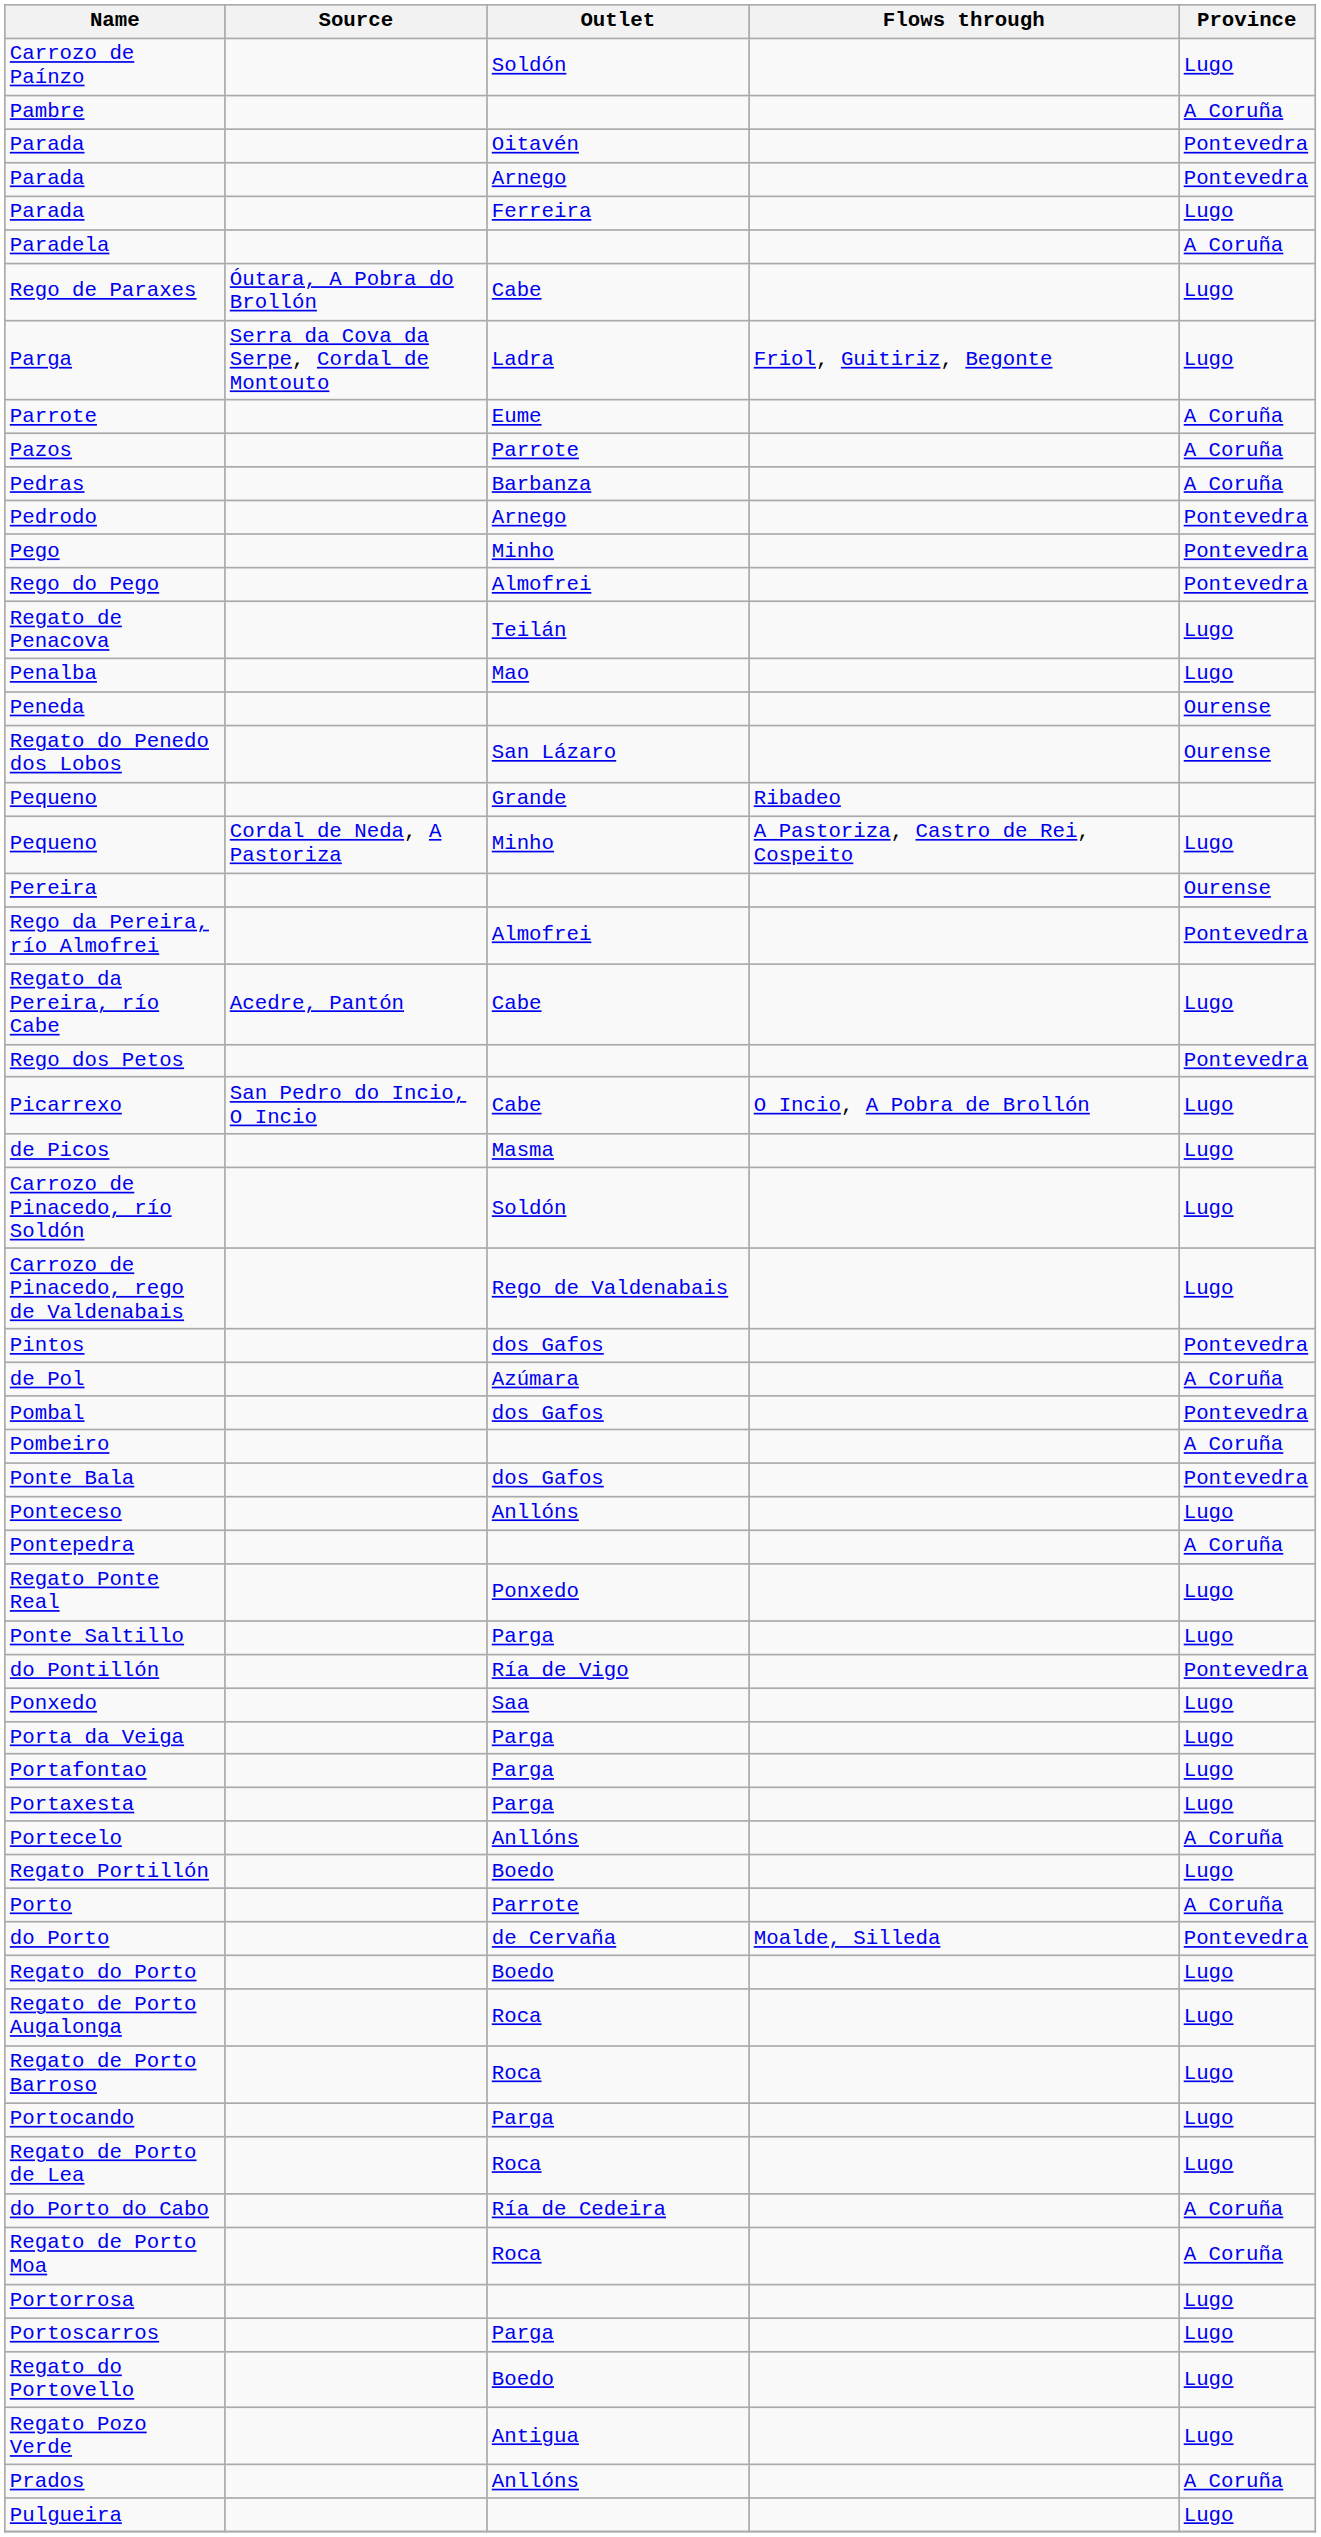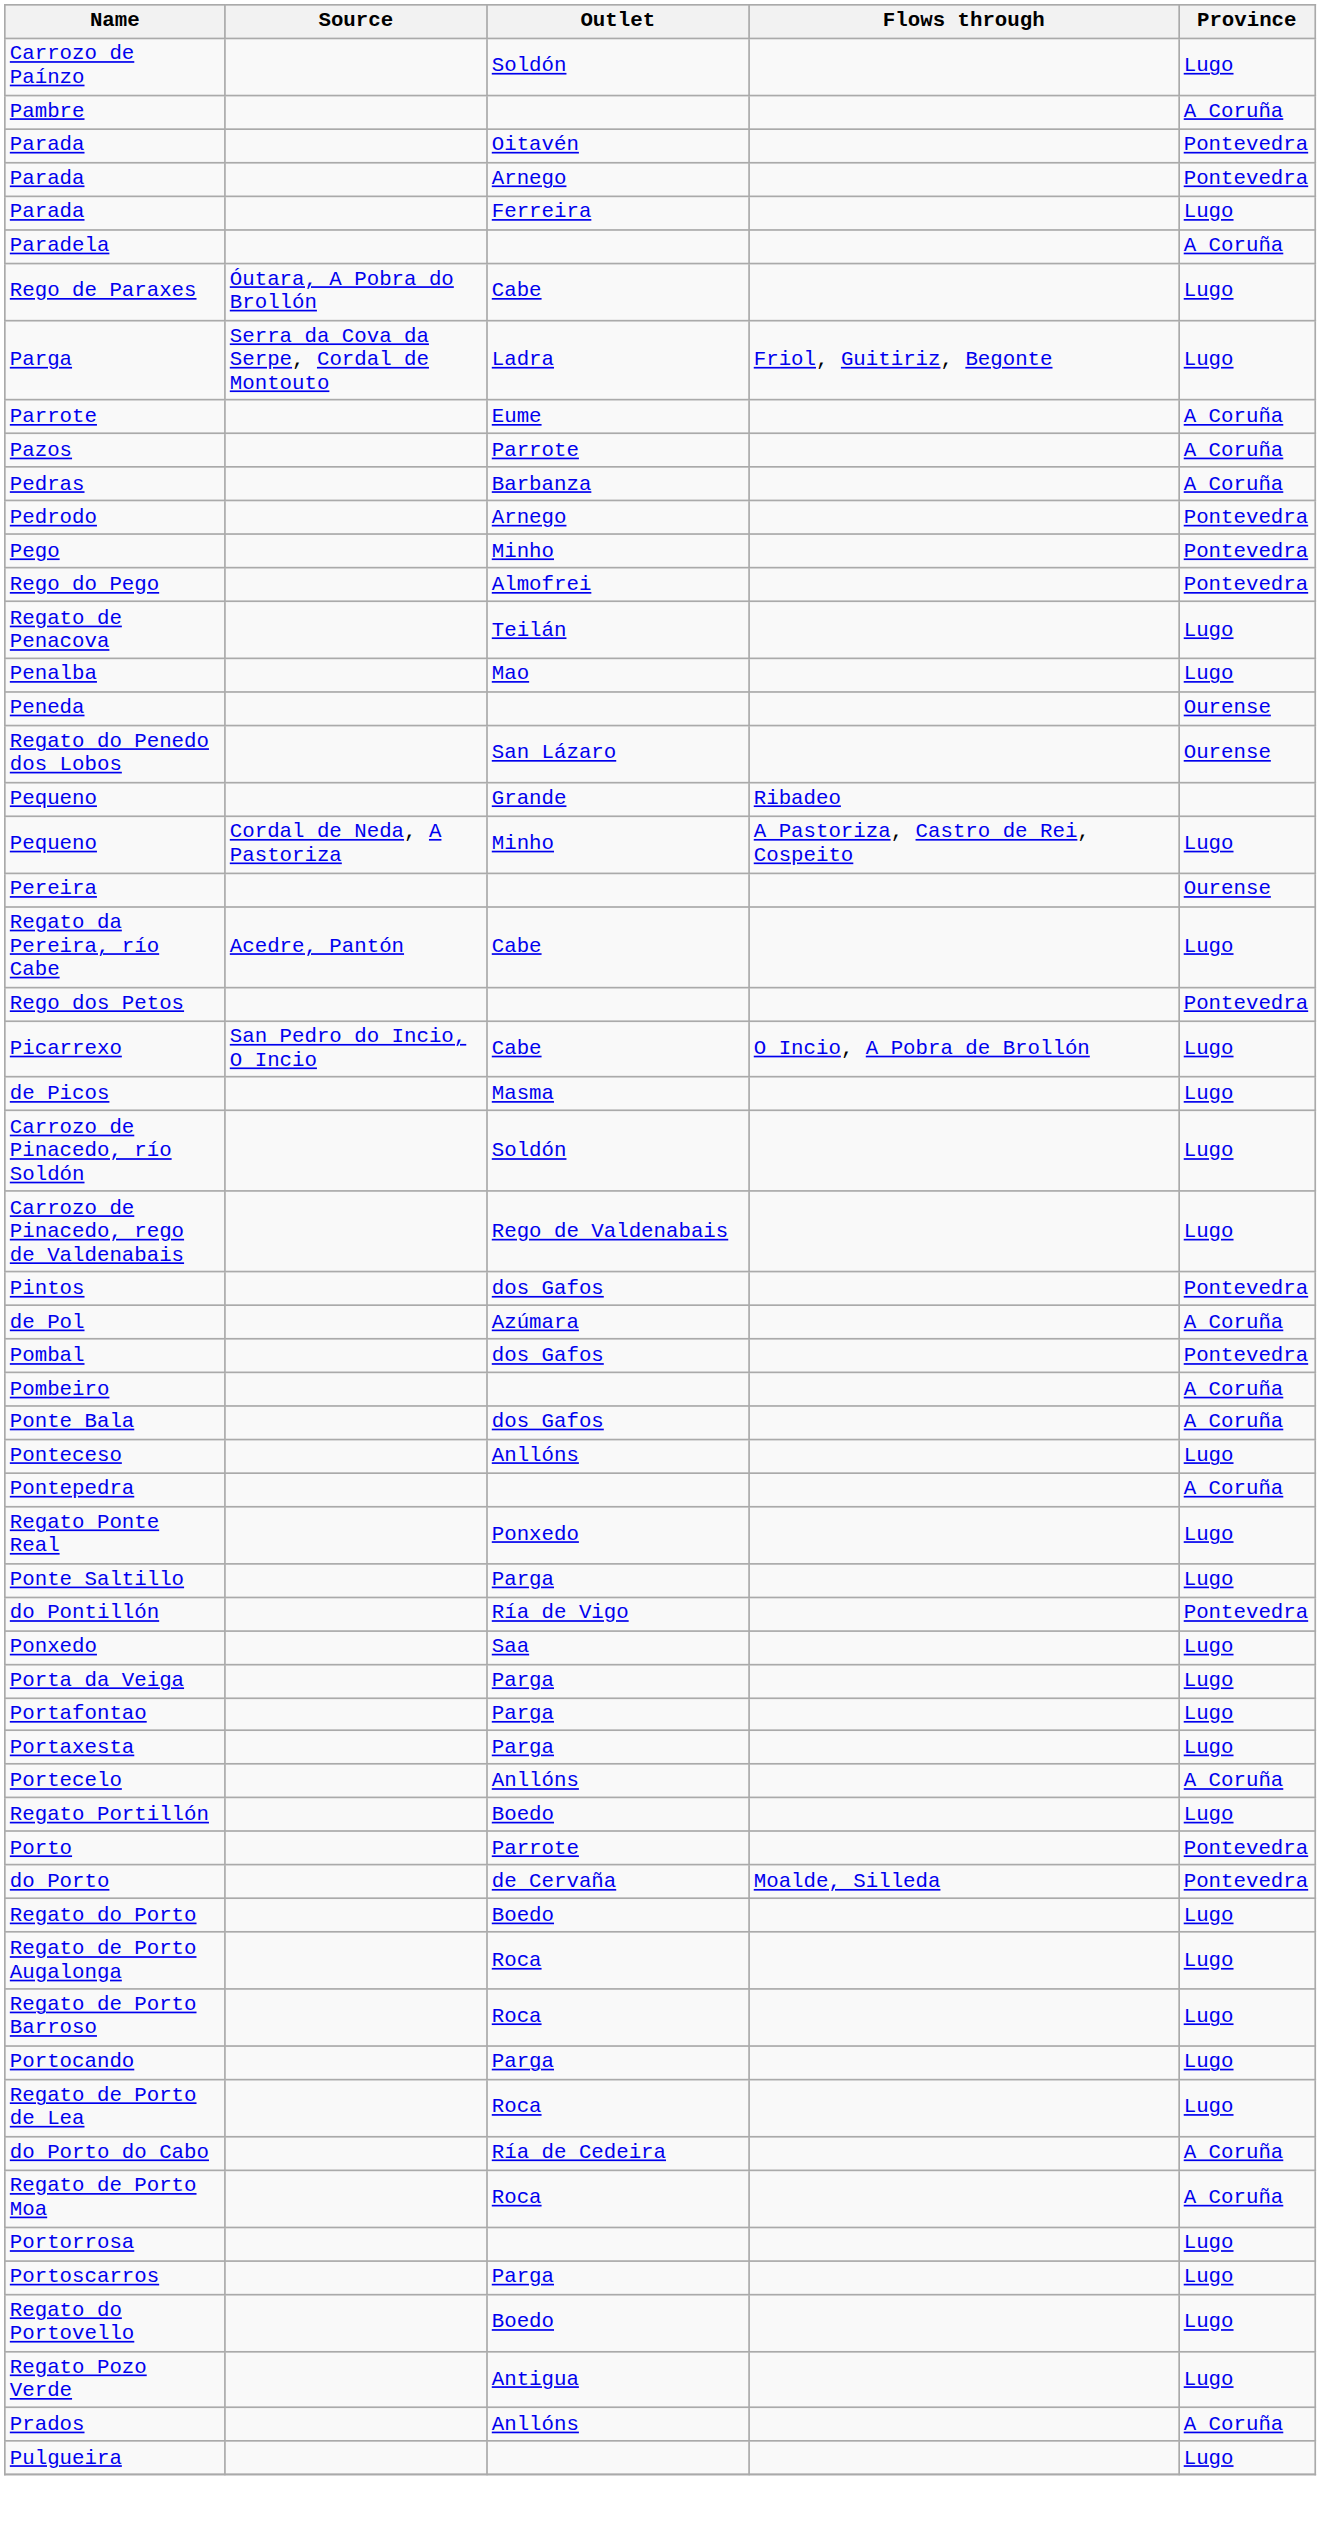- row: (109, 935)
(1246, 1480) Pontevedra -> (1234, 1423) A Coruña
(1234, 1906) A Coruña -> (1246, 1849) Pontevedra
